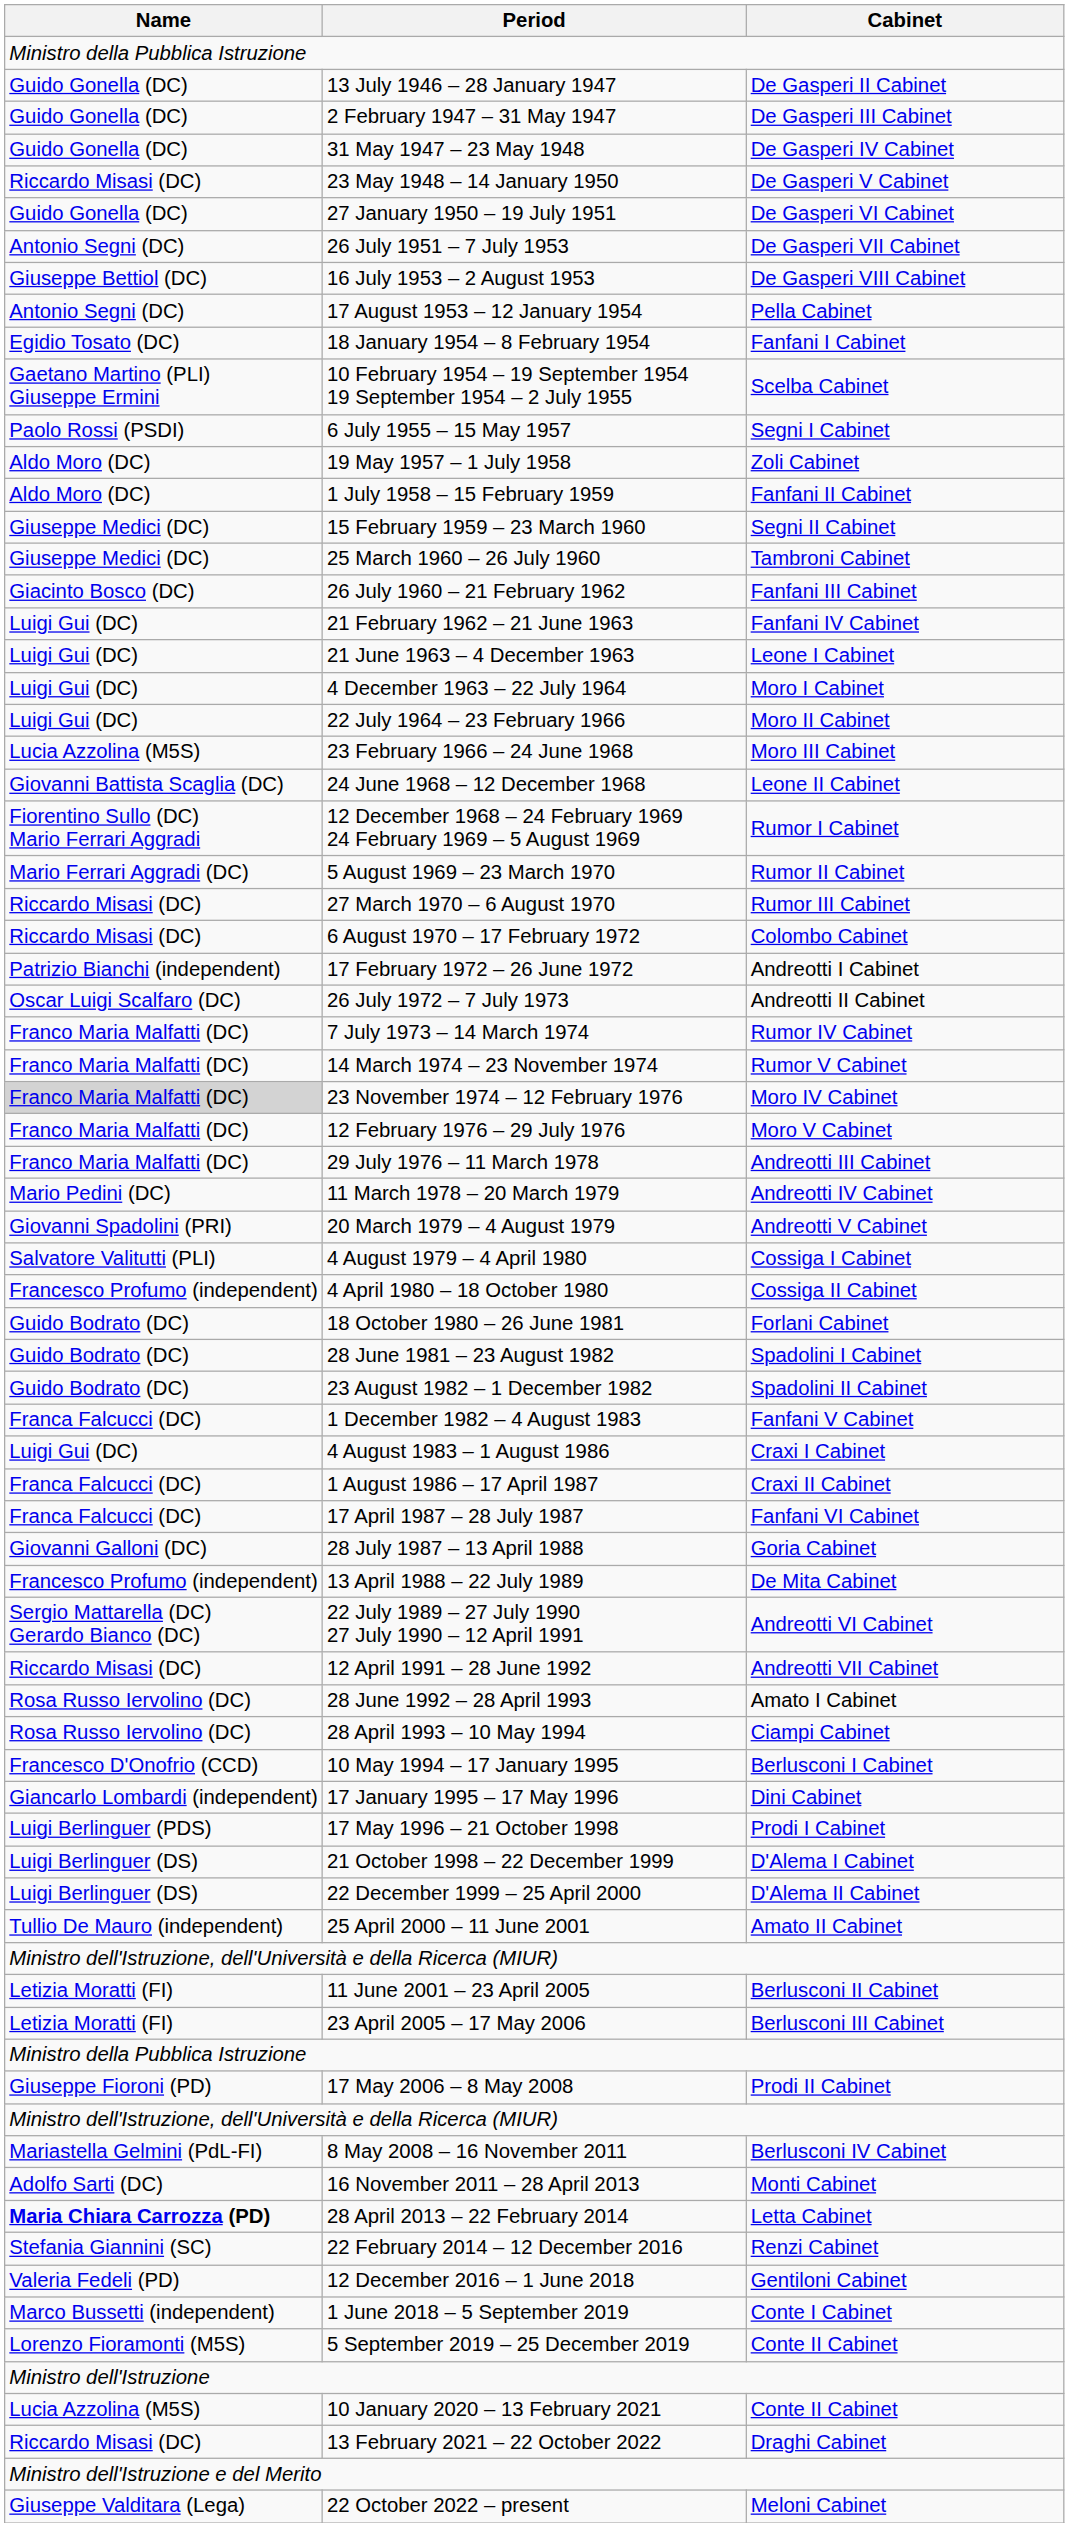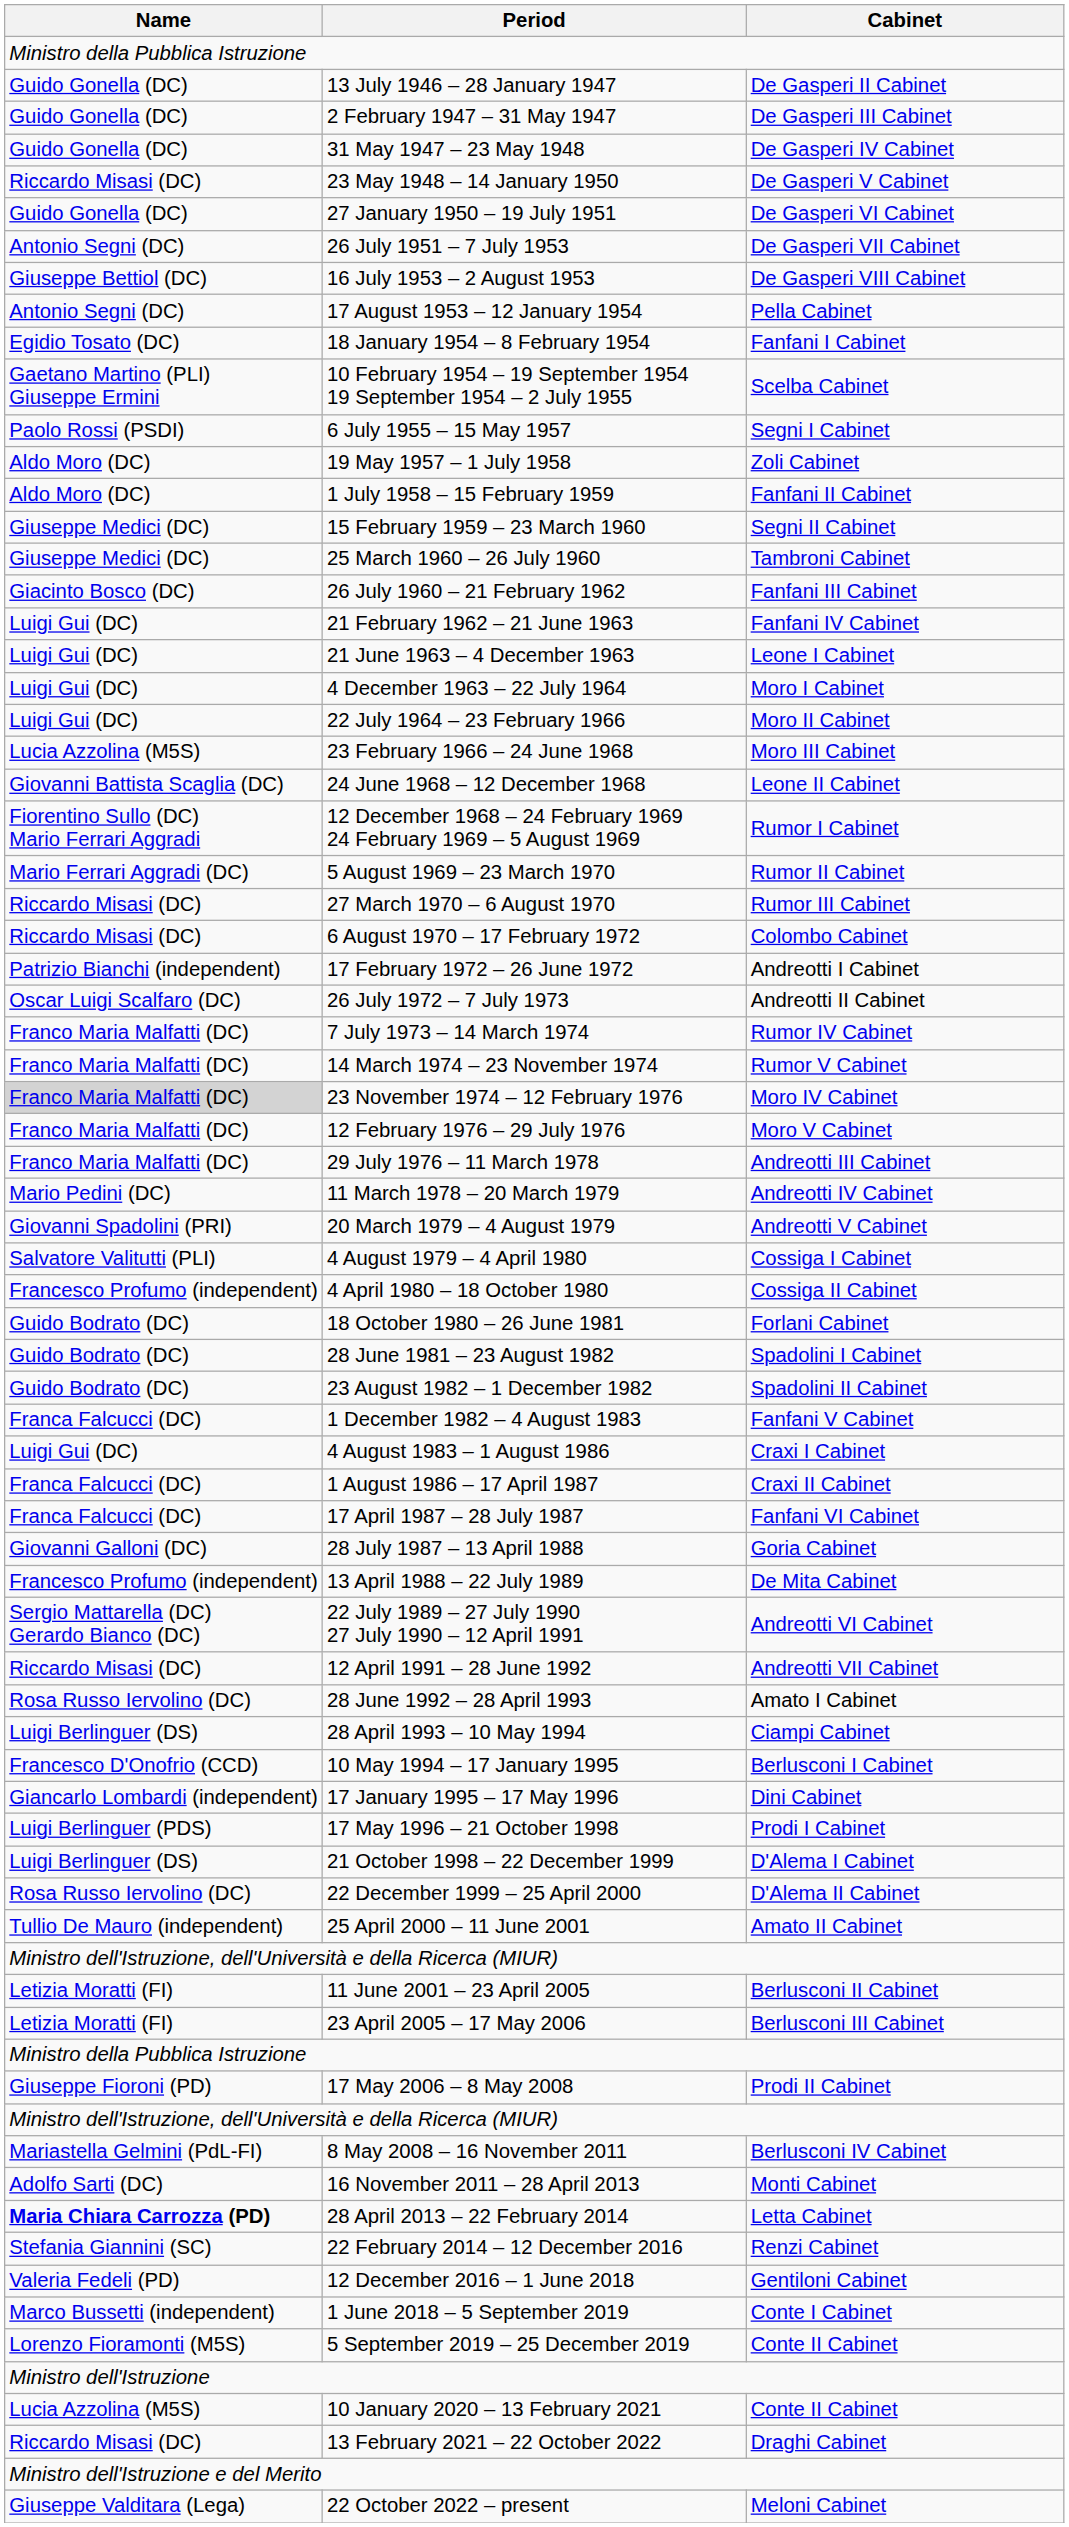(130, 1732) Rosa Russo Iervolino (DC) -> (104, 1732) Luigi Berlinguer (DS)
(104, 1893) Luigi Berlinguer (DS) -> (130, 1893) Rosa Russo Iervolino (DC)
